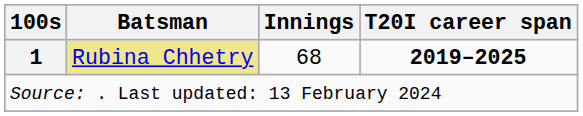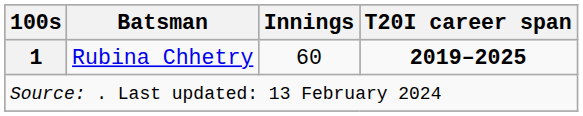(163, 58) khaki background -> (163, 58) no background
(309, 58) 68 -> (309, 58) 60
